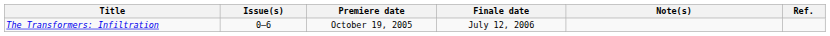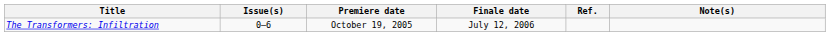columns swapped: (674, 11) <-> (804, 11)
